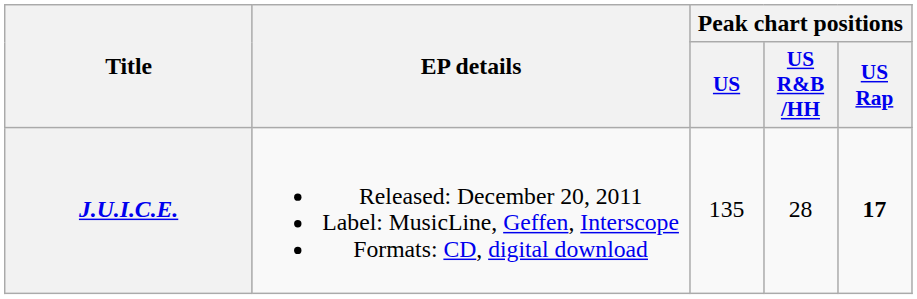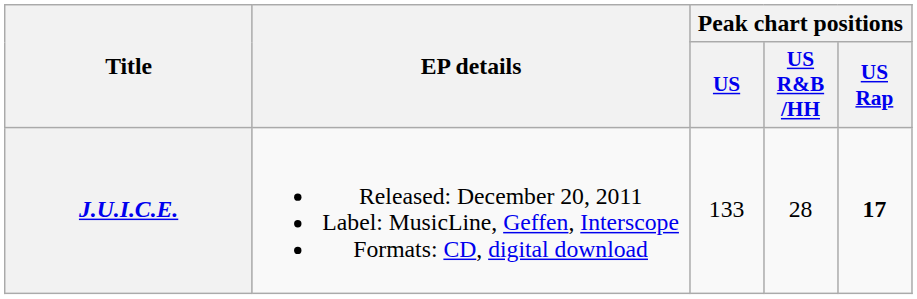(727, 209) 135 -> (727, 209) 133
